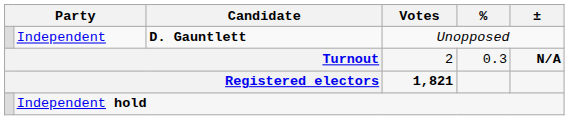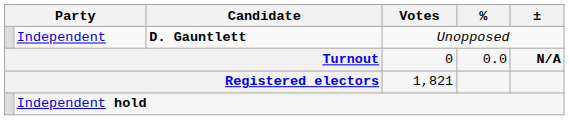(449, 60) 2 -> (449, 60) 0
(495, 60) 0.3 -> (495, 60) 0.0
(433, 82) bold -> (433, 82) normal
